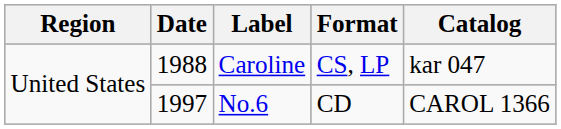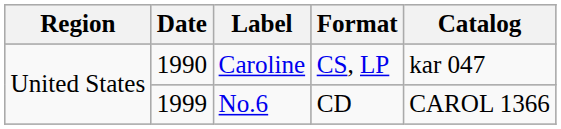(182, 64) 1988 -> (182, 64) 1990
(182, 104) 1997 -> (182, 104) 1999
